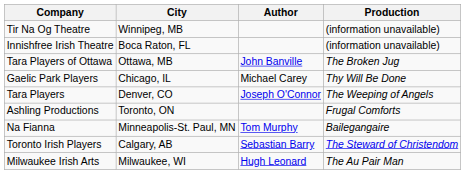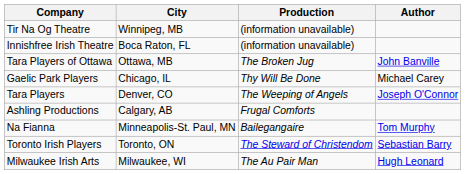columns swapped: (392, 12) <-> (281, 12)
(146, 111) Toronto, ON -> (145, 111) Calgary, AB
(145, 144) Calgary, AB -> (146, 144) Toronto, ON
